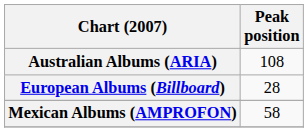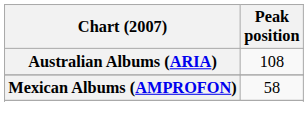- row: (123, 87)
